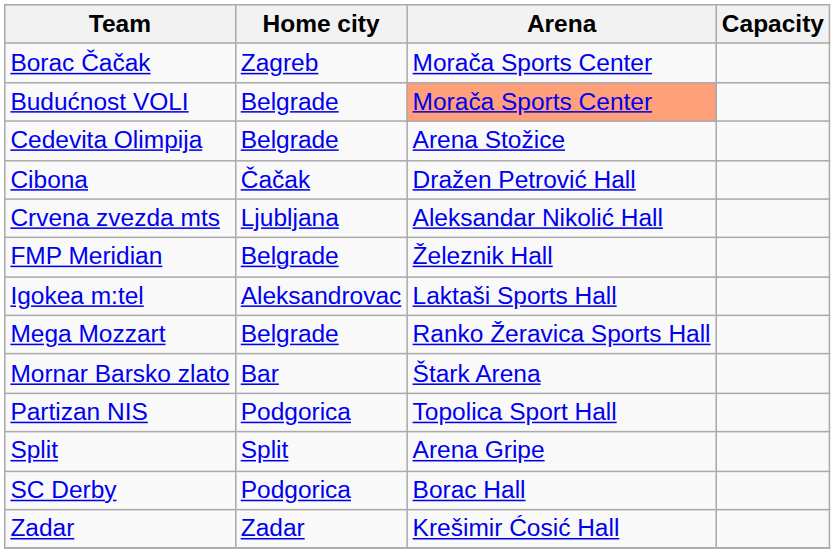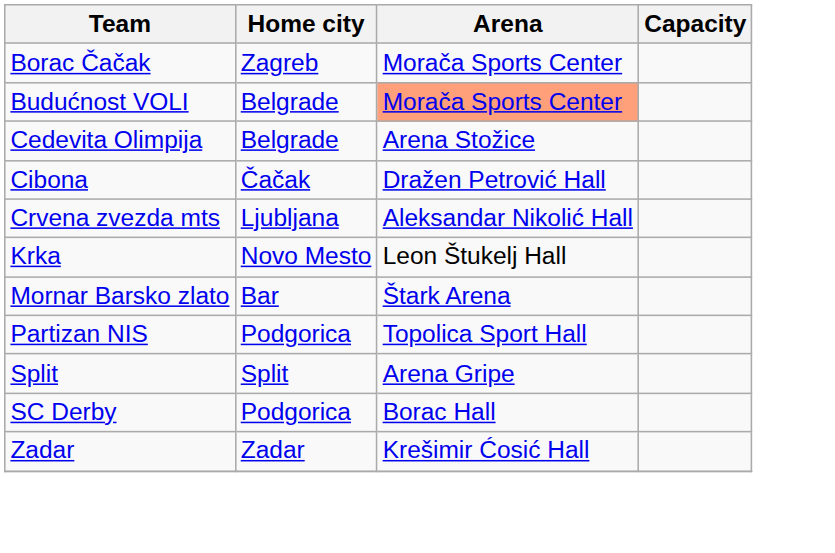- row: (86, 256)
- row: (77, 295)
+ row: (36, 256)
- row: (88, 334)
